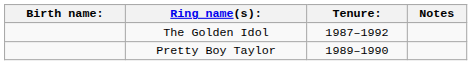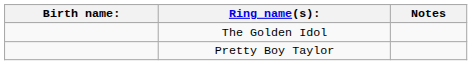- column: (357, 14)
